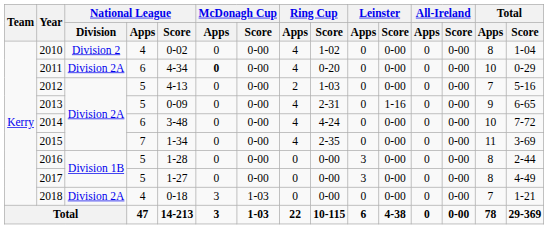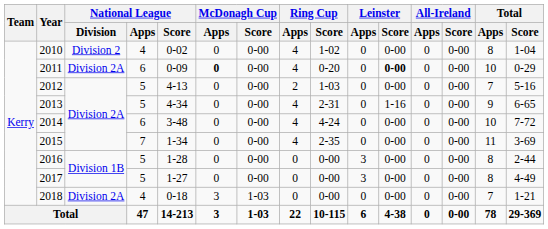(177, 68) 4-34 -> (177, 68) 0-09
(395, 68) normal -> (395, 68) bold
(177, 104) 0-09 -> (177, 104) 4-34
